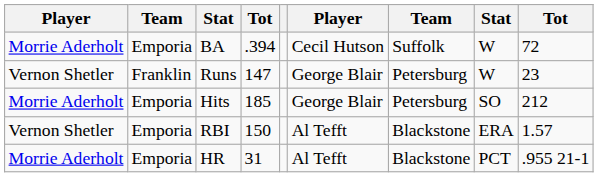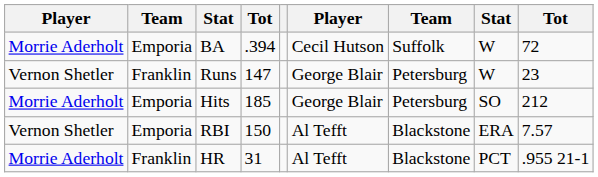(537, 130) 1.57 -> (537, 130) 7.57
(162, 158) Emporia -> (161, 158) Franklin
